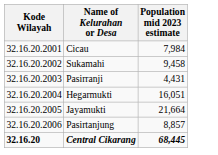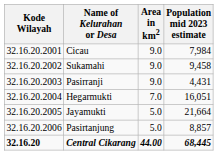+ column: (151, 24)
